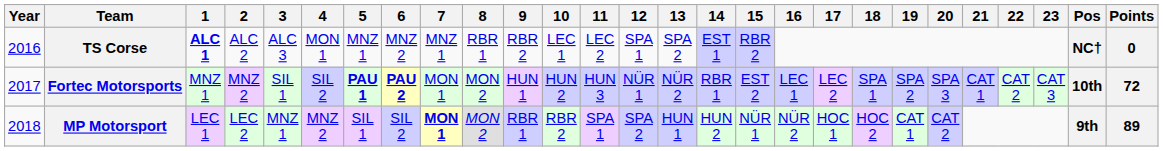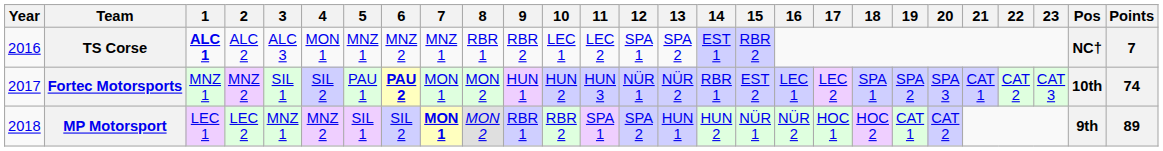(1132, 47) 0 -> (1132, 47) 7
(363, 86) bold -> (363, 86) normal
(1132, 86) 72 -> (1132, 86) 74
